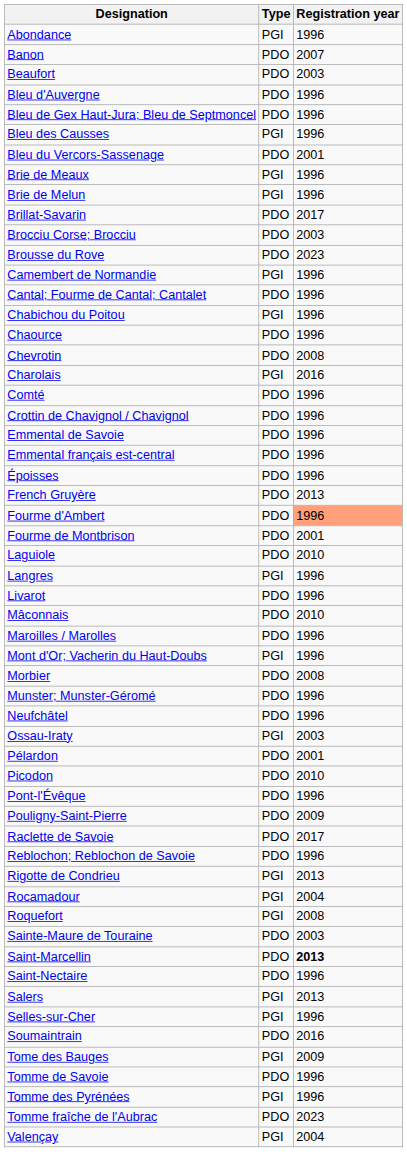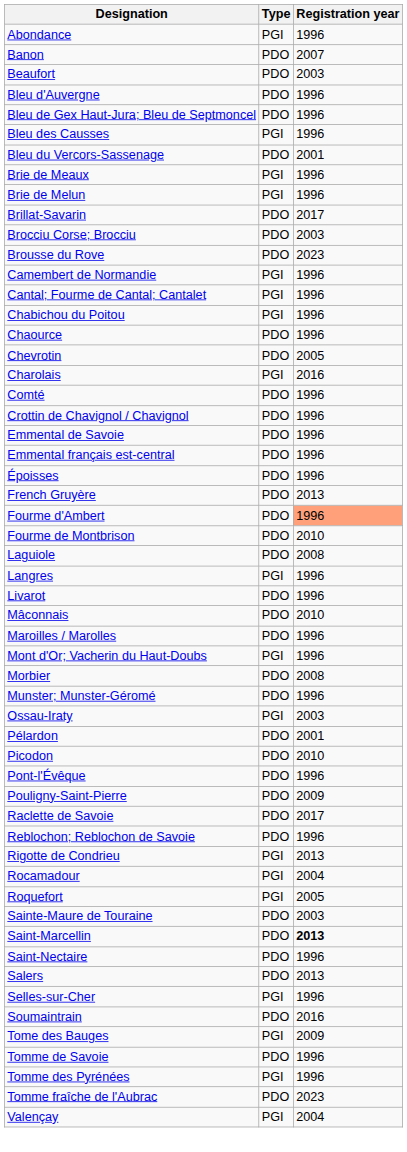(276, 295) PDO -> (273, 295) PGI
(310, 355) 2008 -> (310, 355) 2005
(310, 535) 2001 -> (310, 535) 2010
(310, 555) 2010 -> (310, 555) 2008
- row: (38, 716)
(310, 916) 2008 -> (310, 896) 2005
(273, 996) PGI -> (276, 976) PDO
